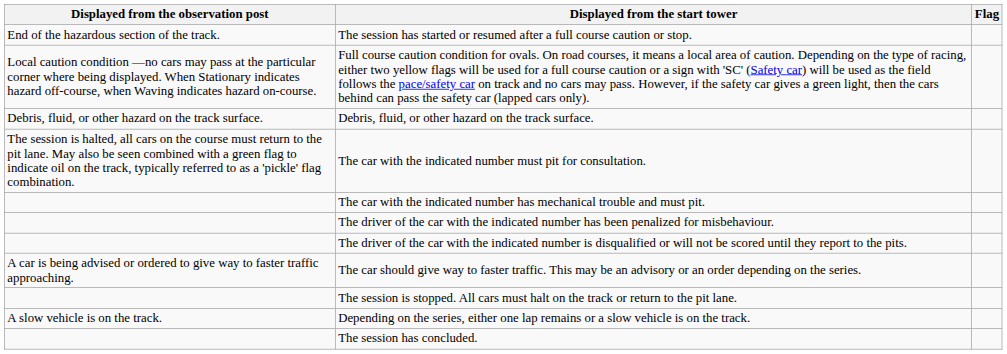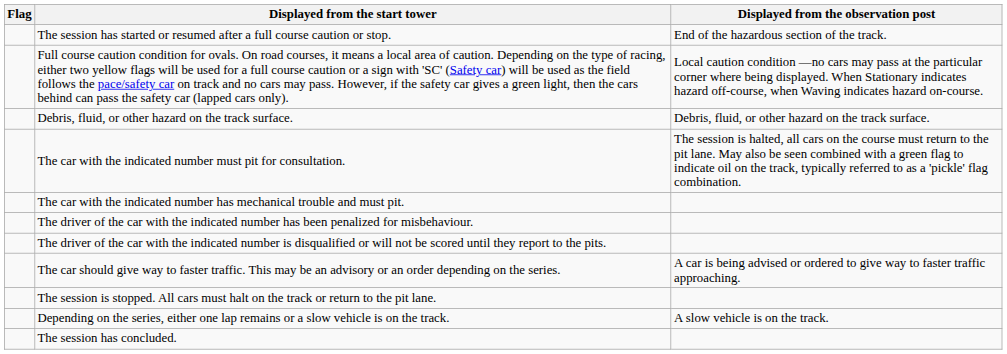columns swapped: (987, 14) <-> (170, 14)
